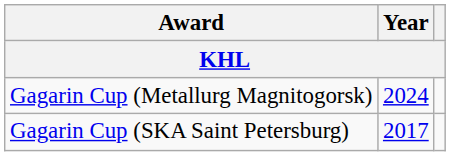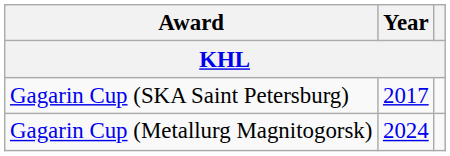rows swapped: (179, 131) <-> (191, 95)
